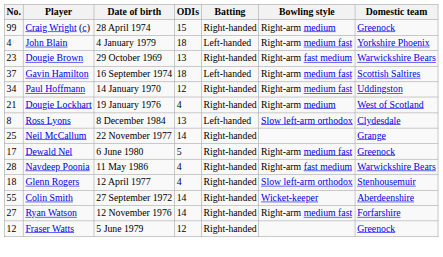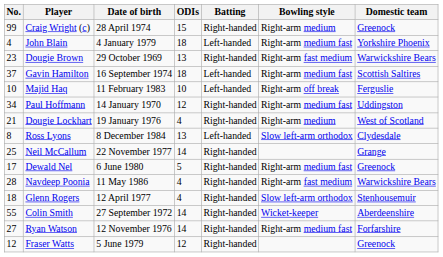+ row: (46, 89)
